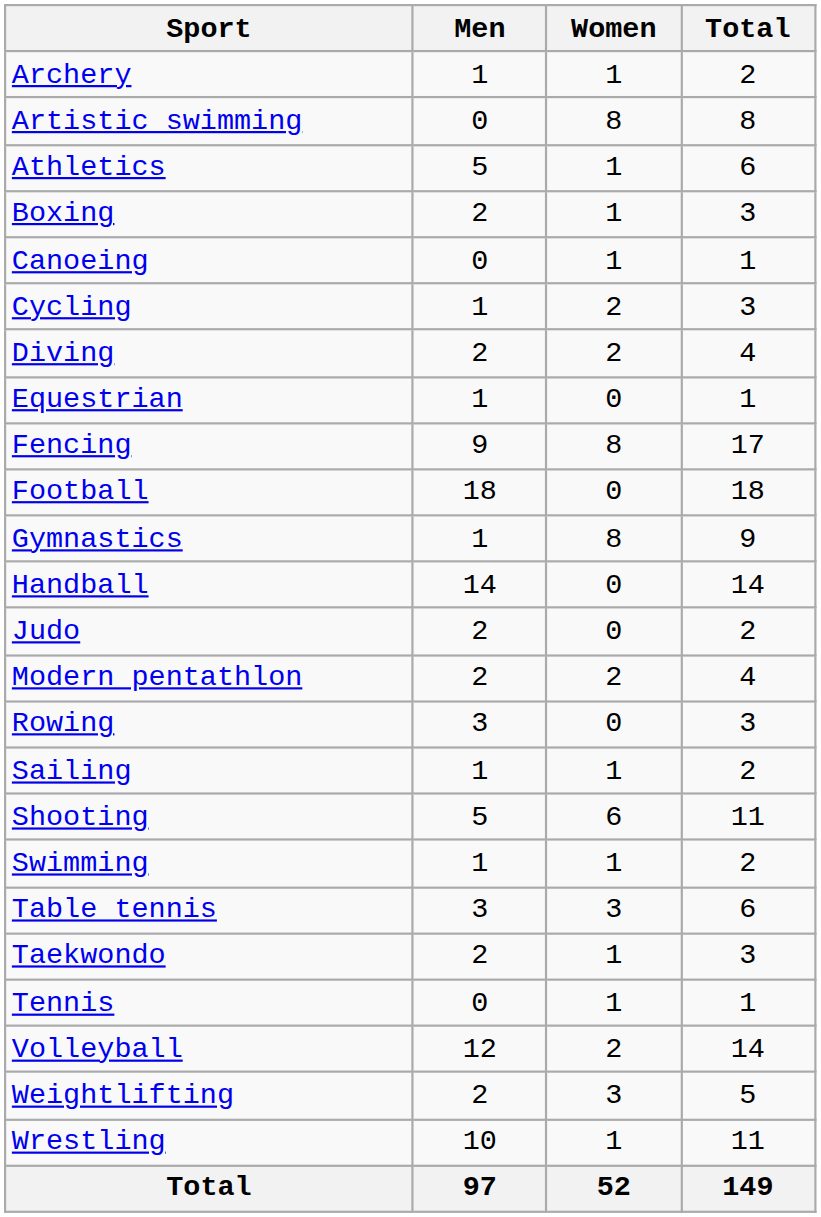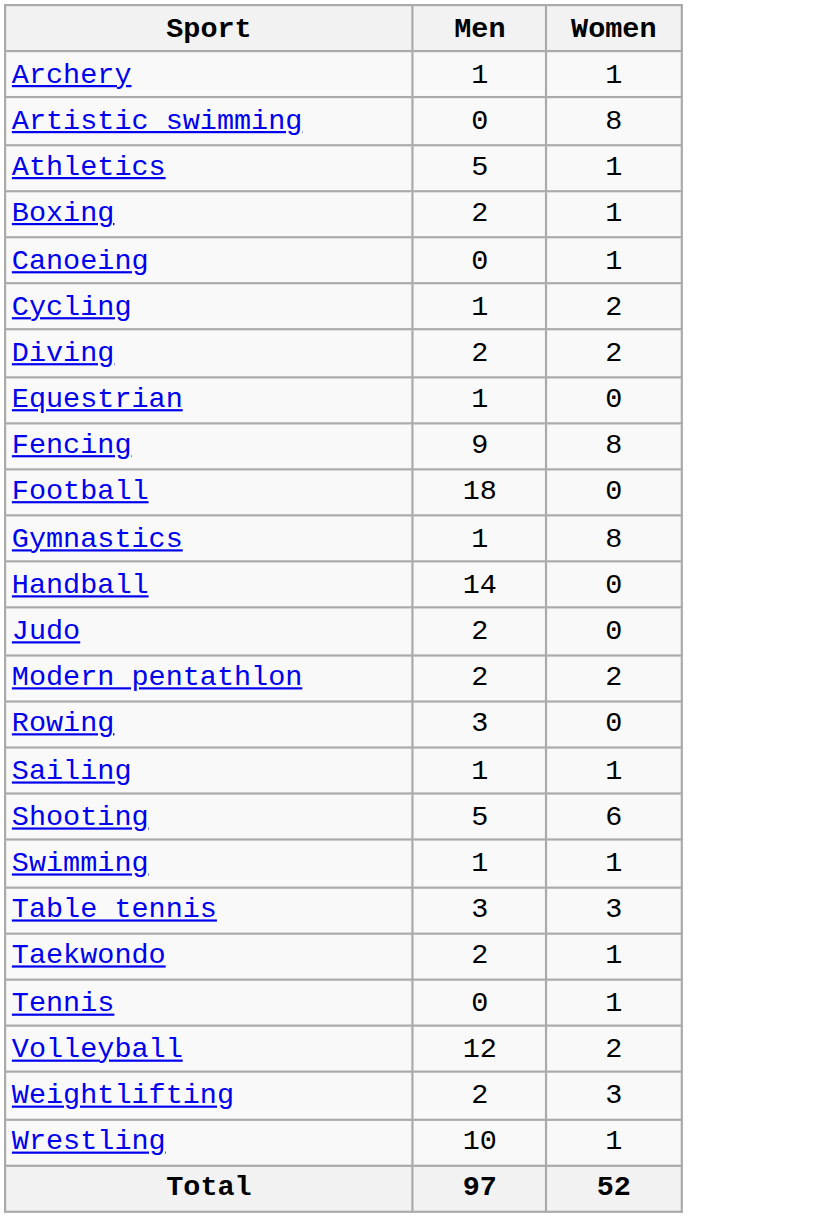- column: (748, 28)
